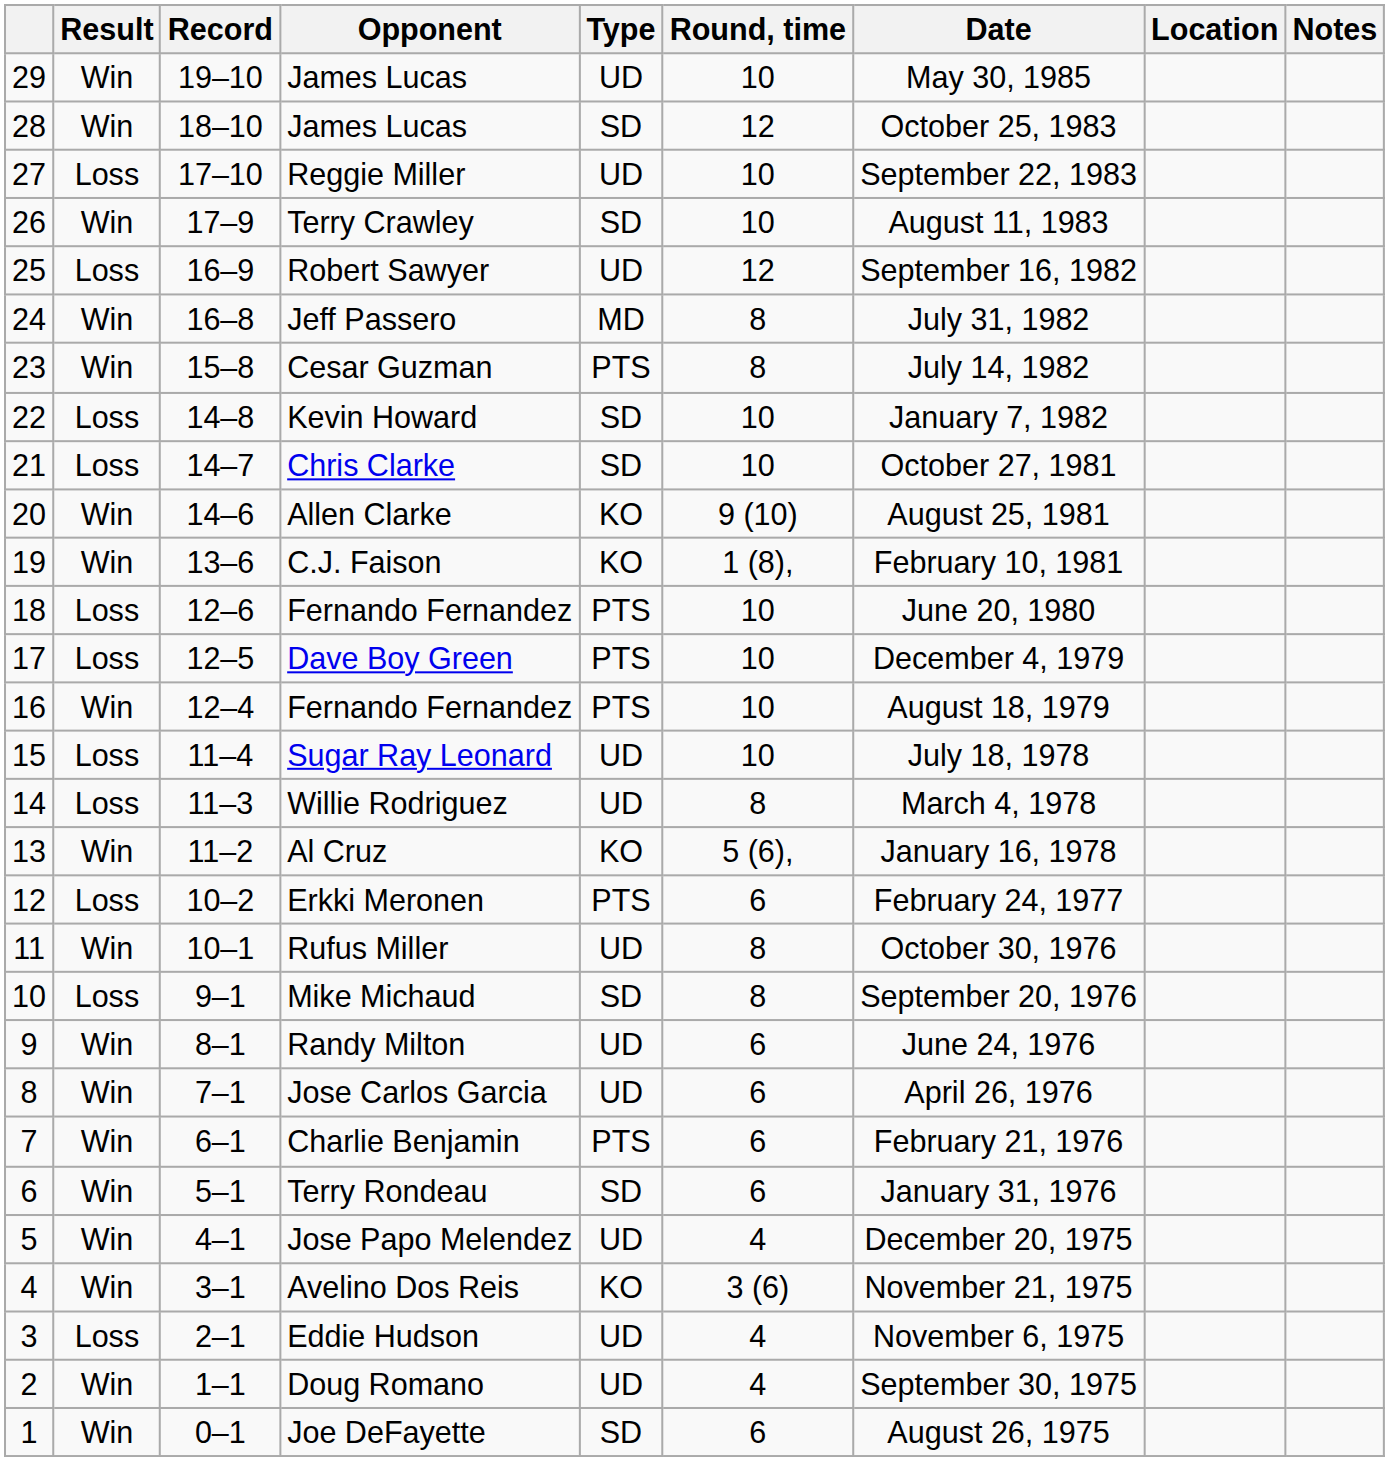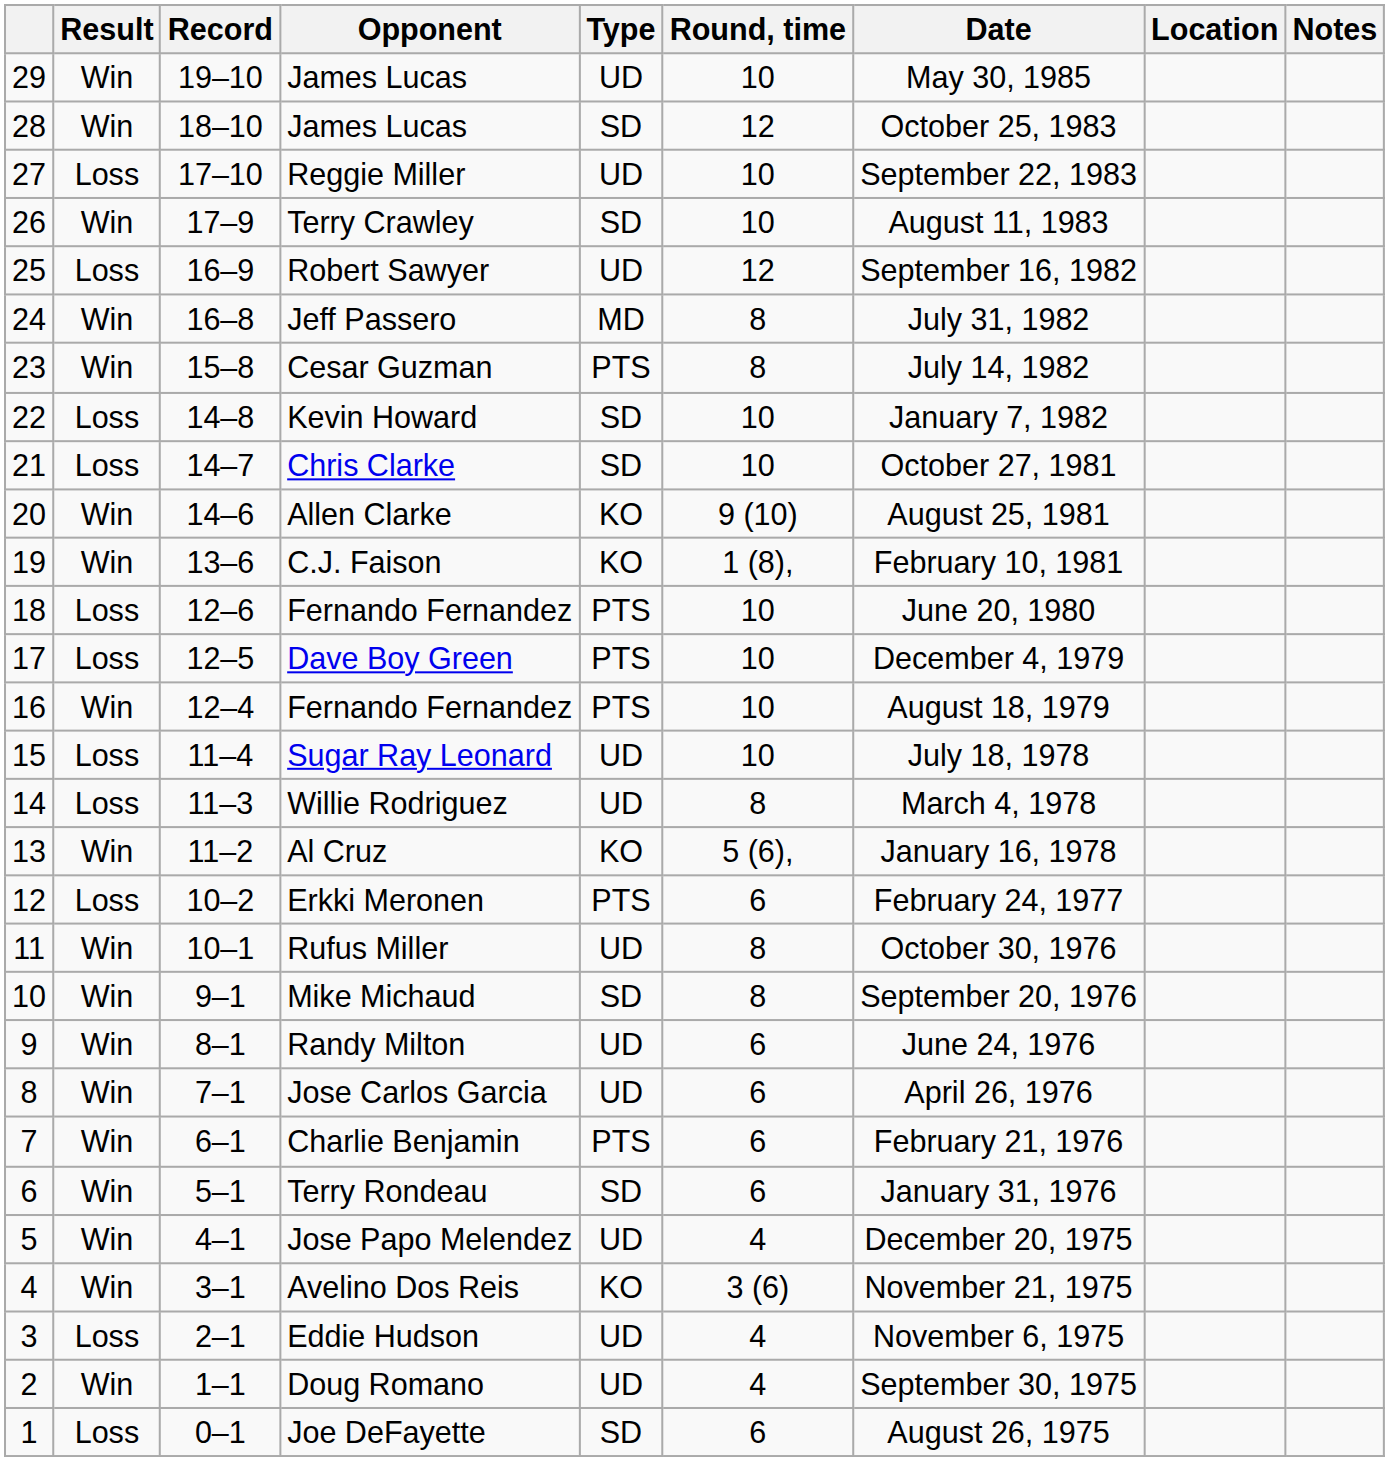(107, 997) Loss -> (107, 997) Win
(107, 1432) Win -> (107, 1432) Loss
